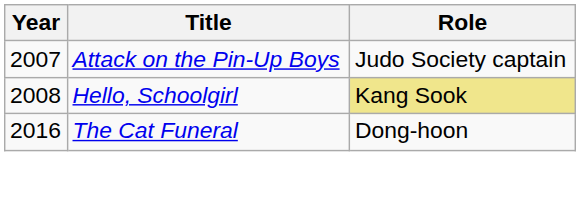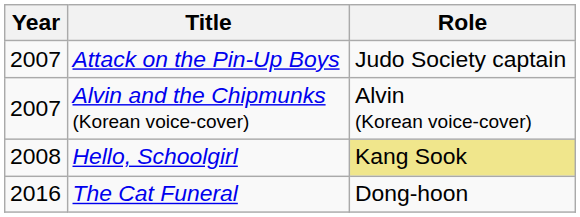+ row: (199, 108)
